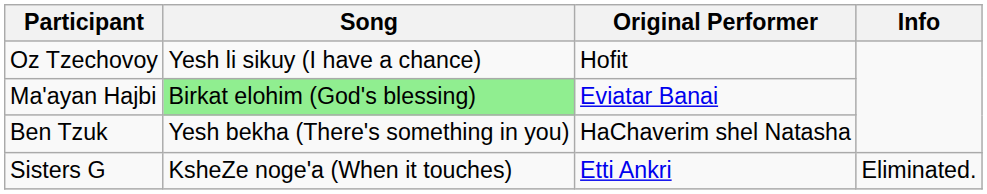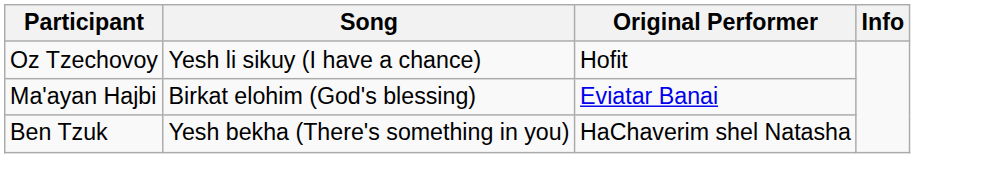(322, 96) lightgreen background -> (322, 96) no background
- row: (58, 170)
